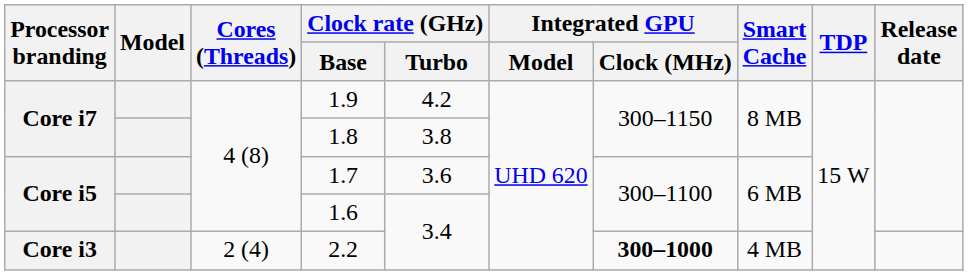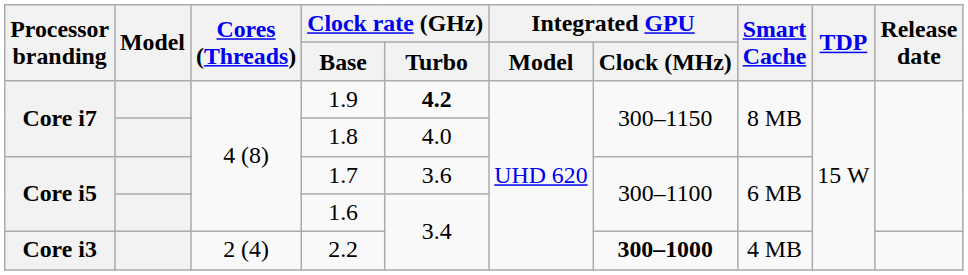(437, 99) normal -> (437, 99) bold
(437, 136) 3.8 -> (437, 136) 4.0
